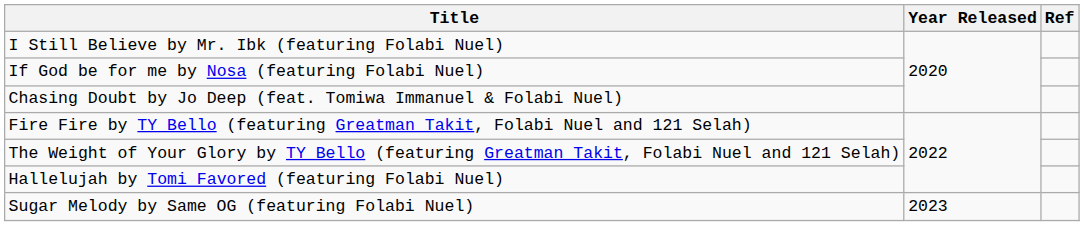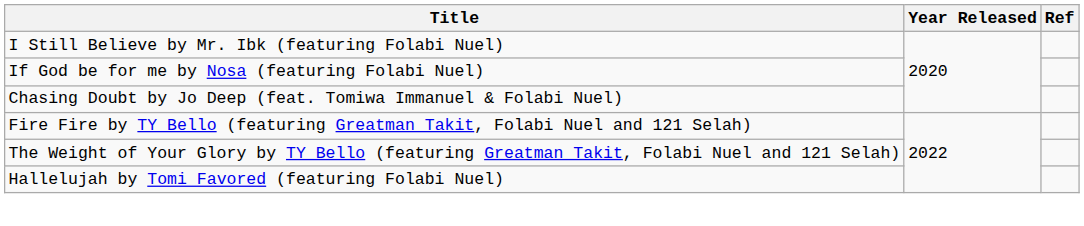- row: (241, 206)
